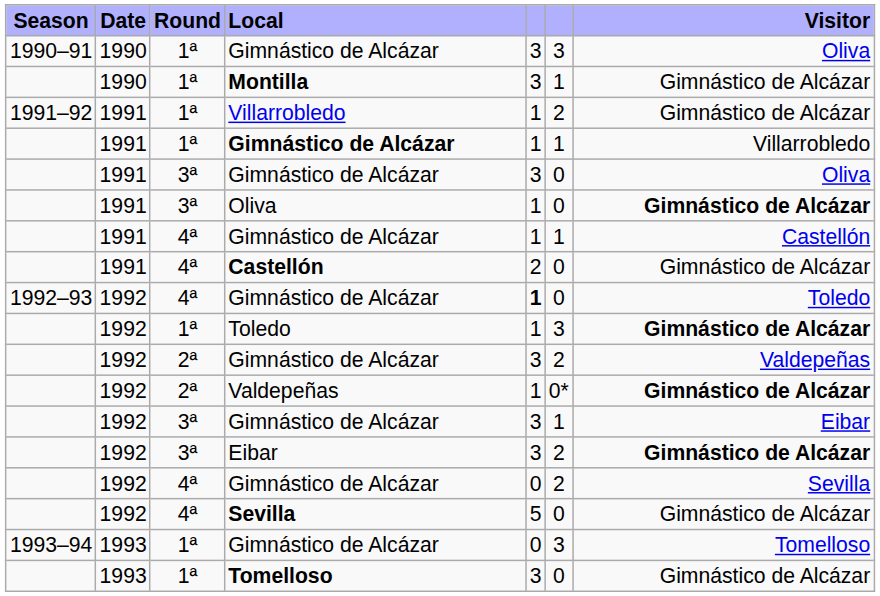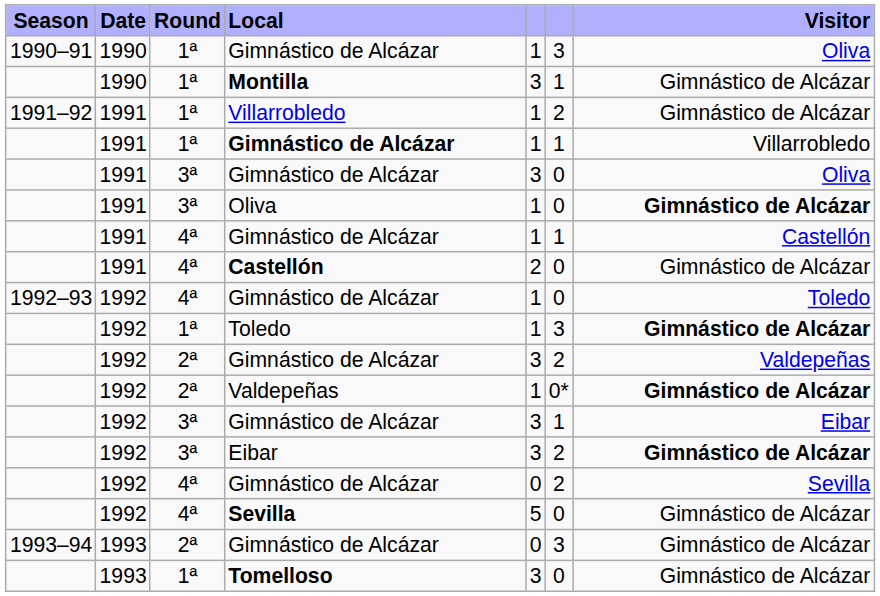(536, 51) 3 -> (536, 51) 1
(536, 298) bold -> (536, 298) normal
(187, 545) 1ª -> (187, 545) 2ª
(823, 545) Tomelloso -> (765, 545) Gimnástico de Alcázar
